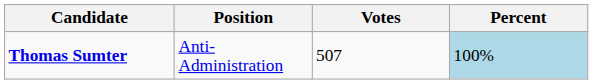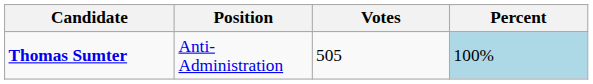(329, 55) 507 -> (329, 55) 505
